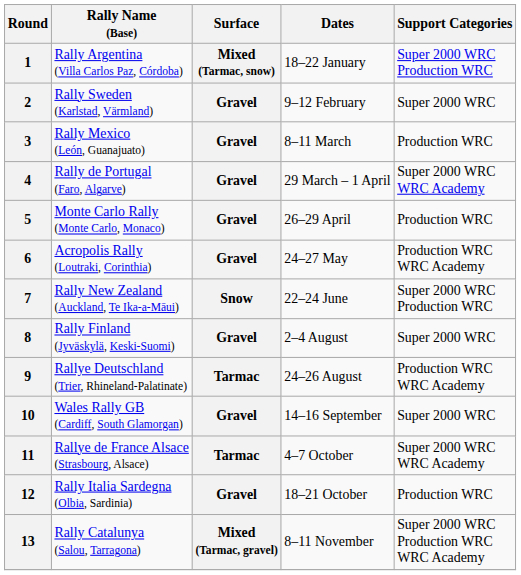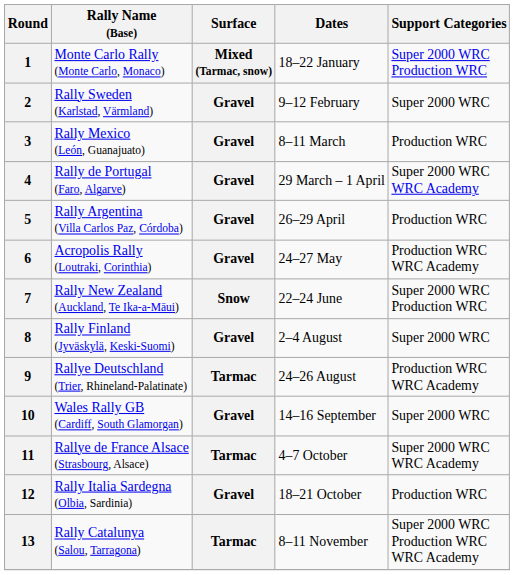(119, 62) Rally Argentina (Villa Carlos Paz, Córdoba) -> (109, 62) Monte Carlo Rally (Monte Carlo, Monaco)
(109, 219) Monte Carlo Rally (Monte Carlo, Monaco) -> (119, 219) Rally Argentina (Villa Carlos Paz, Córdoba)
(237, 541) Mixed (Tarmac, gravel) -> (234, 541) Tarmac
